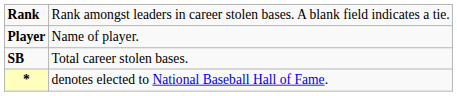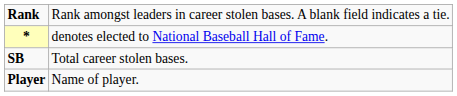rows swapped: (26, 36) <-> (26, 79)
